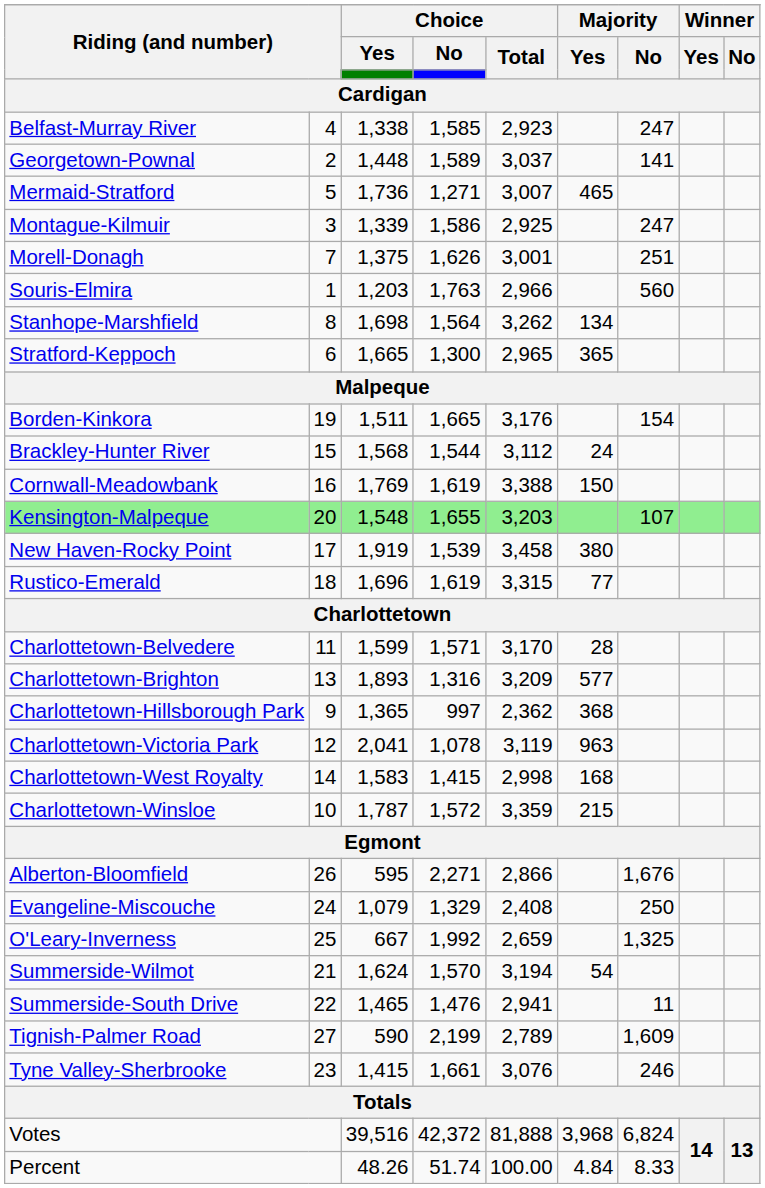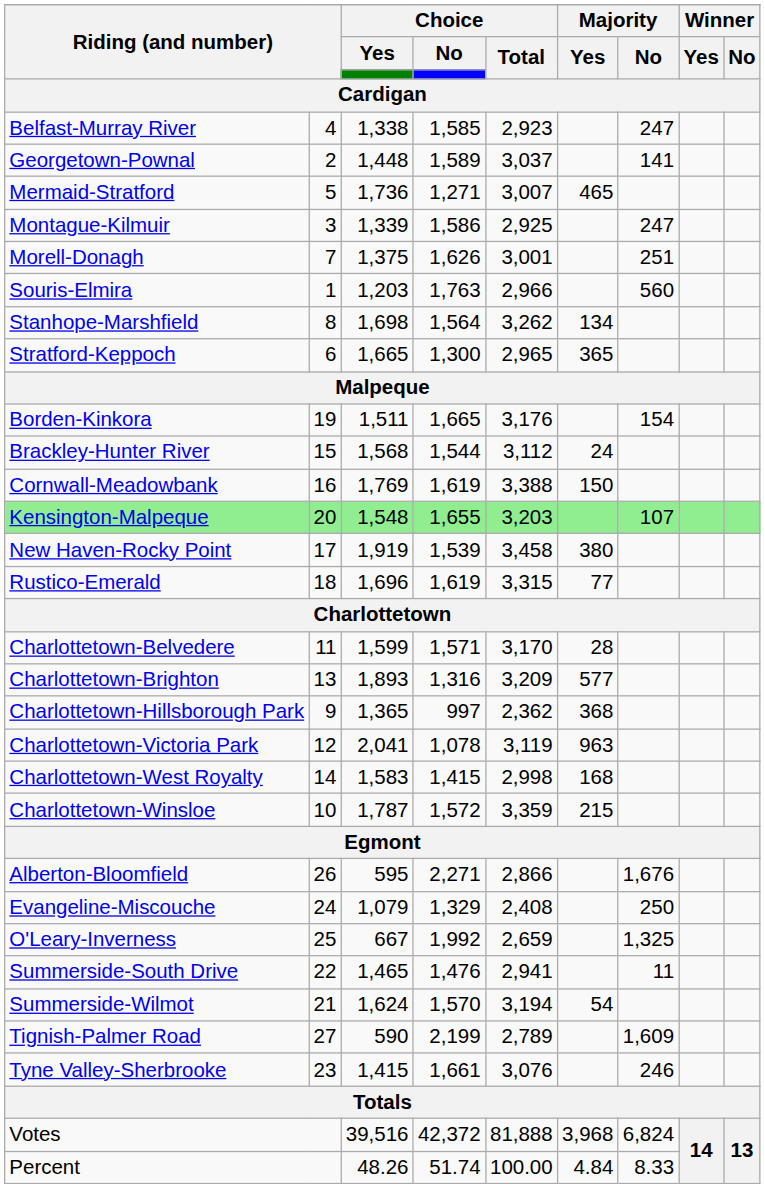rows swapped: (124, 1004) <-> (102, 972)
